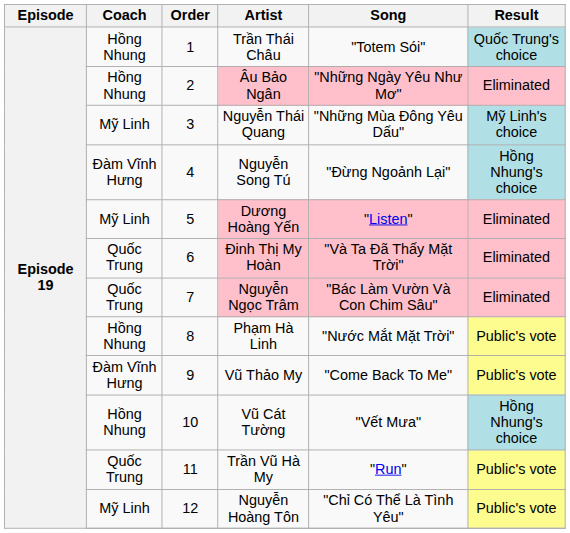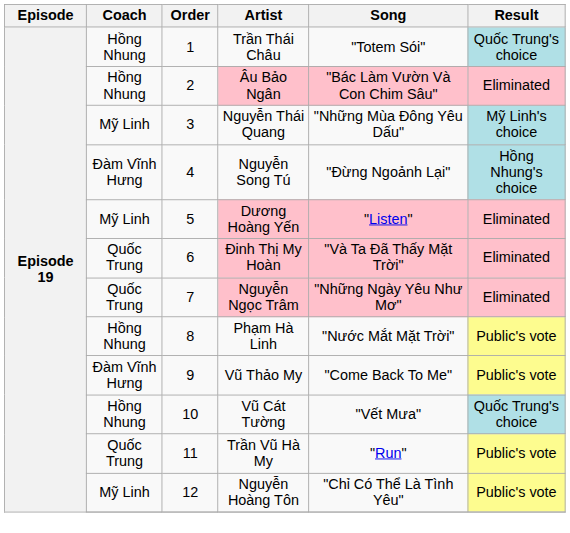(388, 85) "Những Ngày Yêu Như Mơ" -> (388, 85) "Bác Làm Vườn Và Con Chim Sâu"
(388, 297) "Bác Làm Vườn Và Con Chim Sâu" -> (388, 297) "Những Ngày Yêu Như Mơ"
(516, 422) Hồng Nhung's choice -> (516, 414) Quốc Trung's choice
